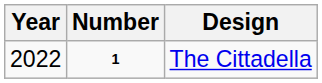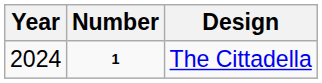(36, 59) 2022 -> (36, 59) 2024
